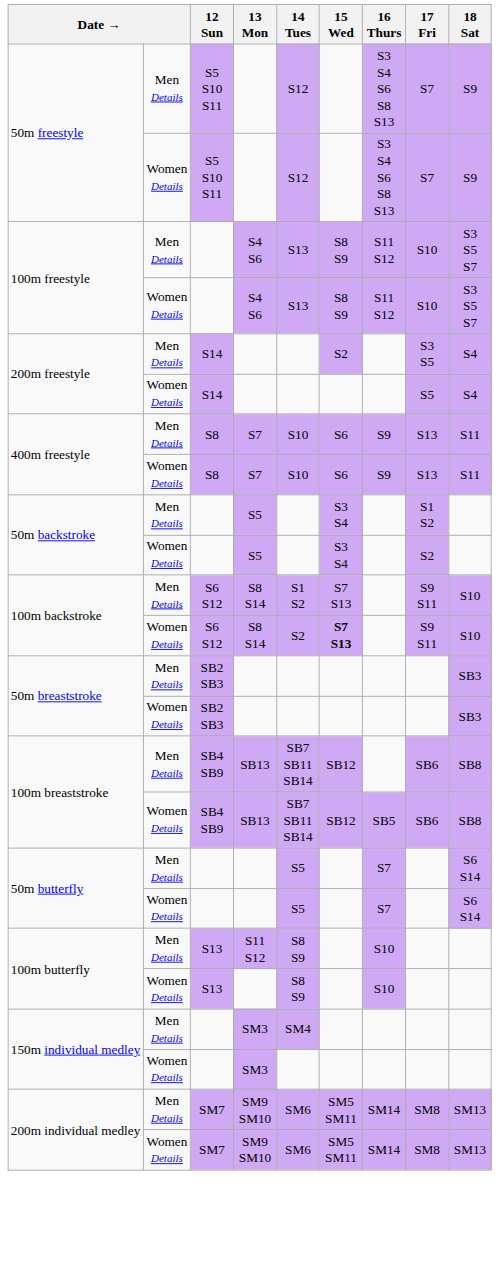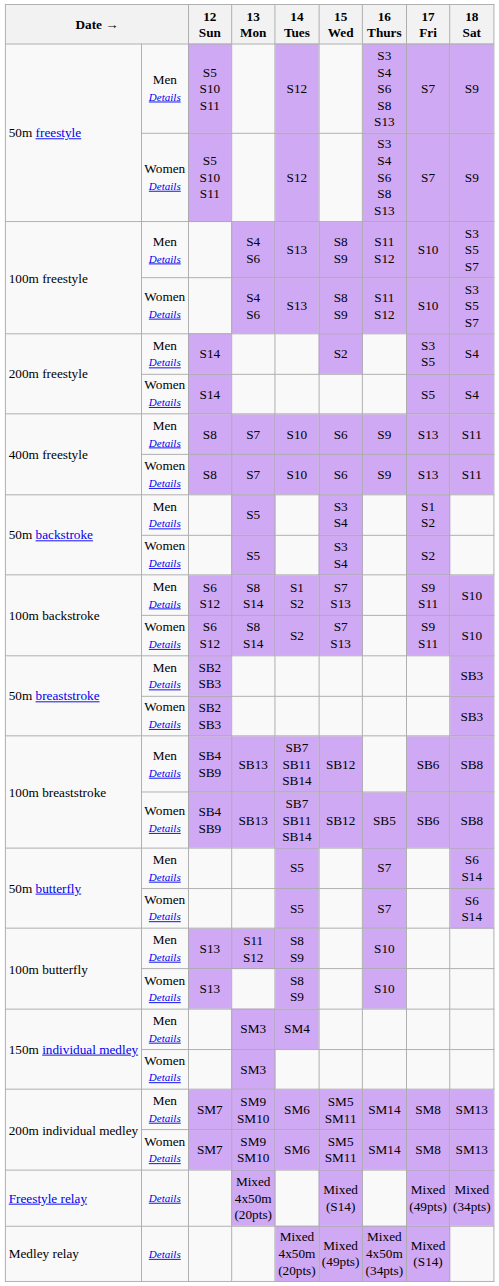(341, 635) bold -> (341, 635) normal
+ row: (48, 1198)
+ row: (44, 1254)
